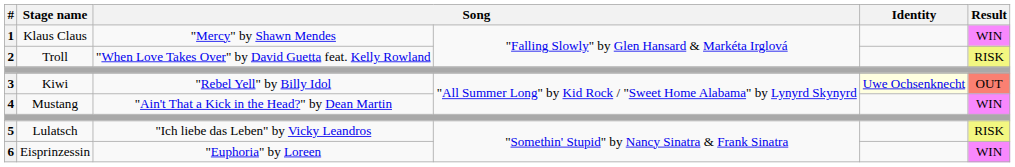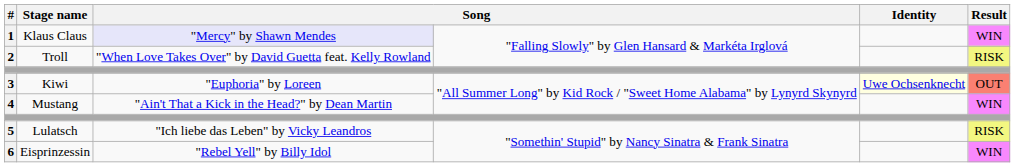(263, 35) no background -> (263, 35) lavender background
(263, 83) "Rebel Yell" by Billy Idol -> (263, 83) "Euphoria" by Loreen
(263, 151) "Euphoria" by Loreen -> (263, 151) "Rebel Yell" by Billy Idol
